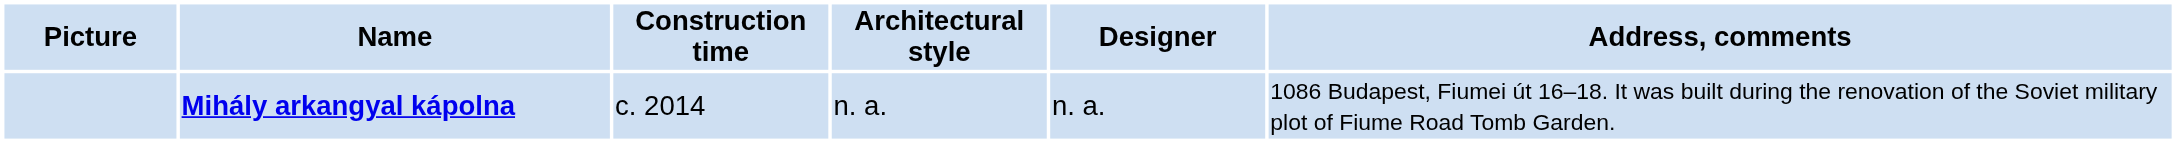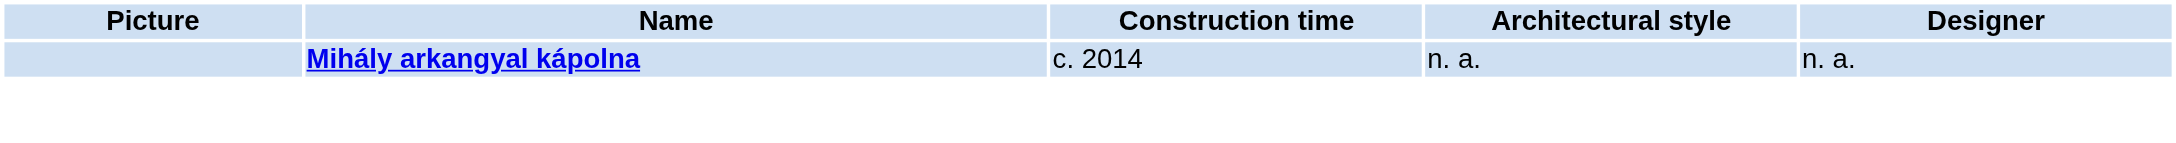- column: (1720, 36)
